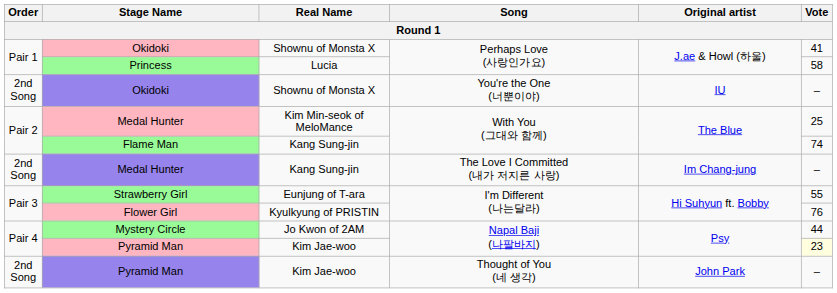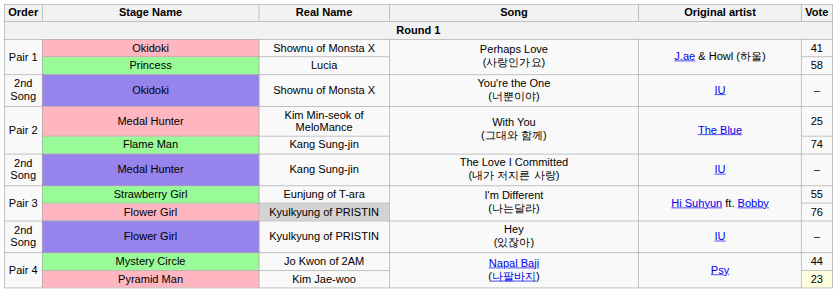(720, 169) Im Chang-jung -> (720, 169) IU
(324, 212) no background -> (324, 212) lightgrey background
+ row: (151, 236)
- row: (151, 272)
